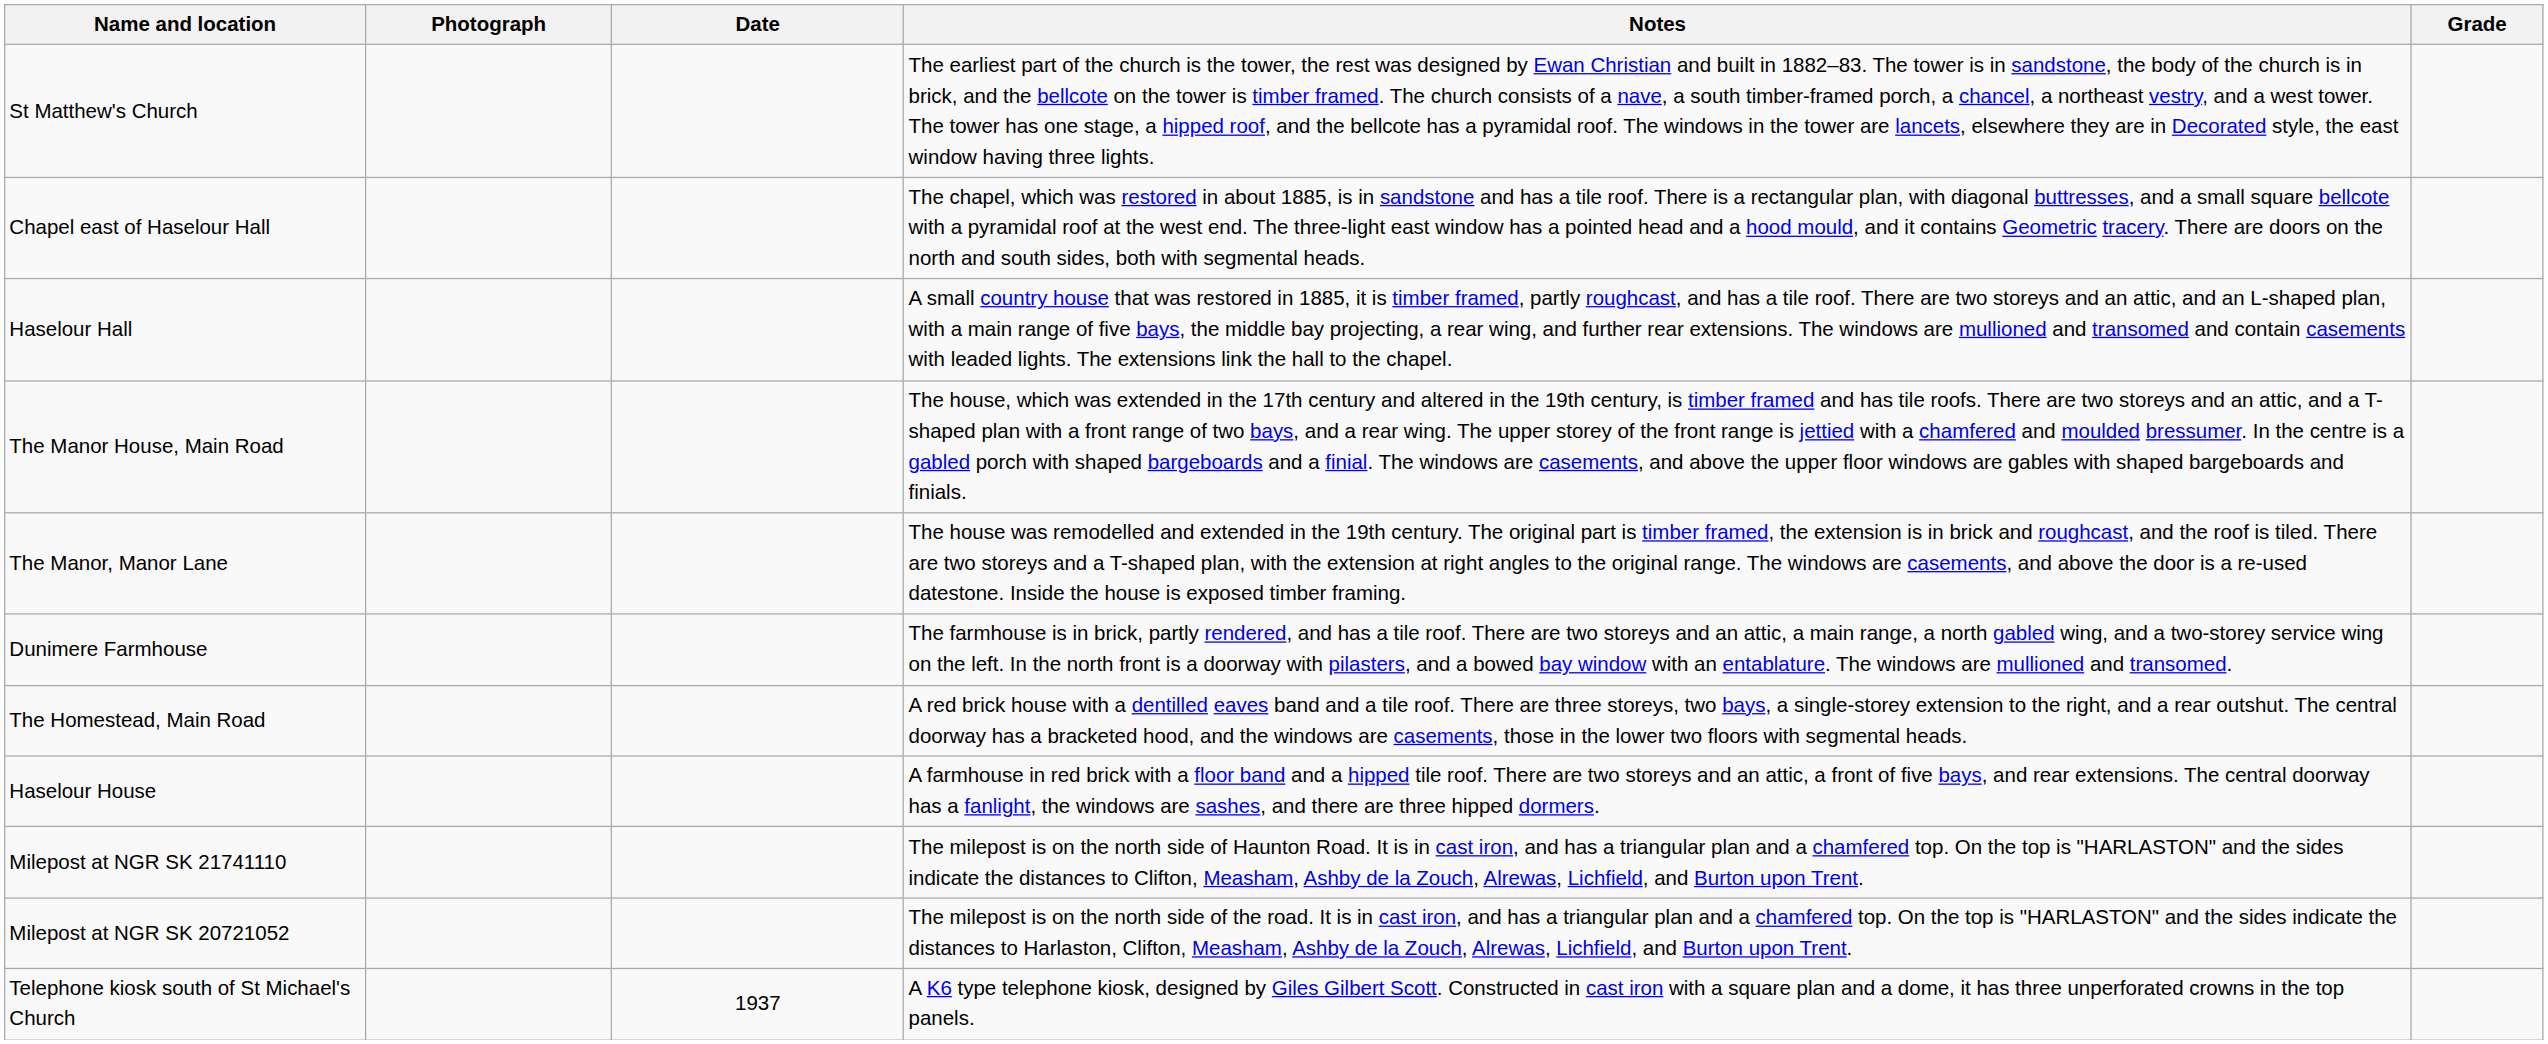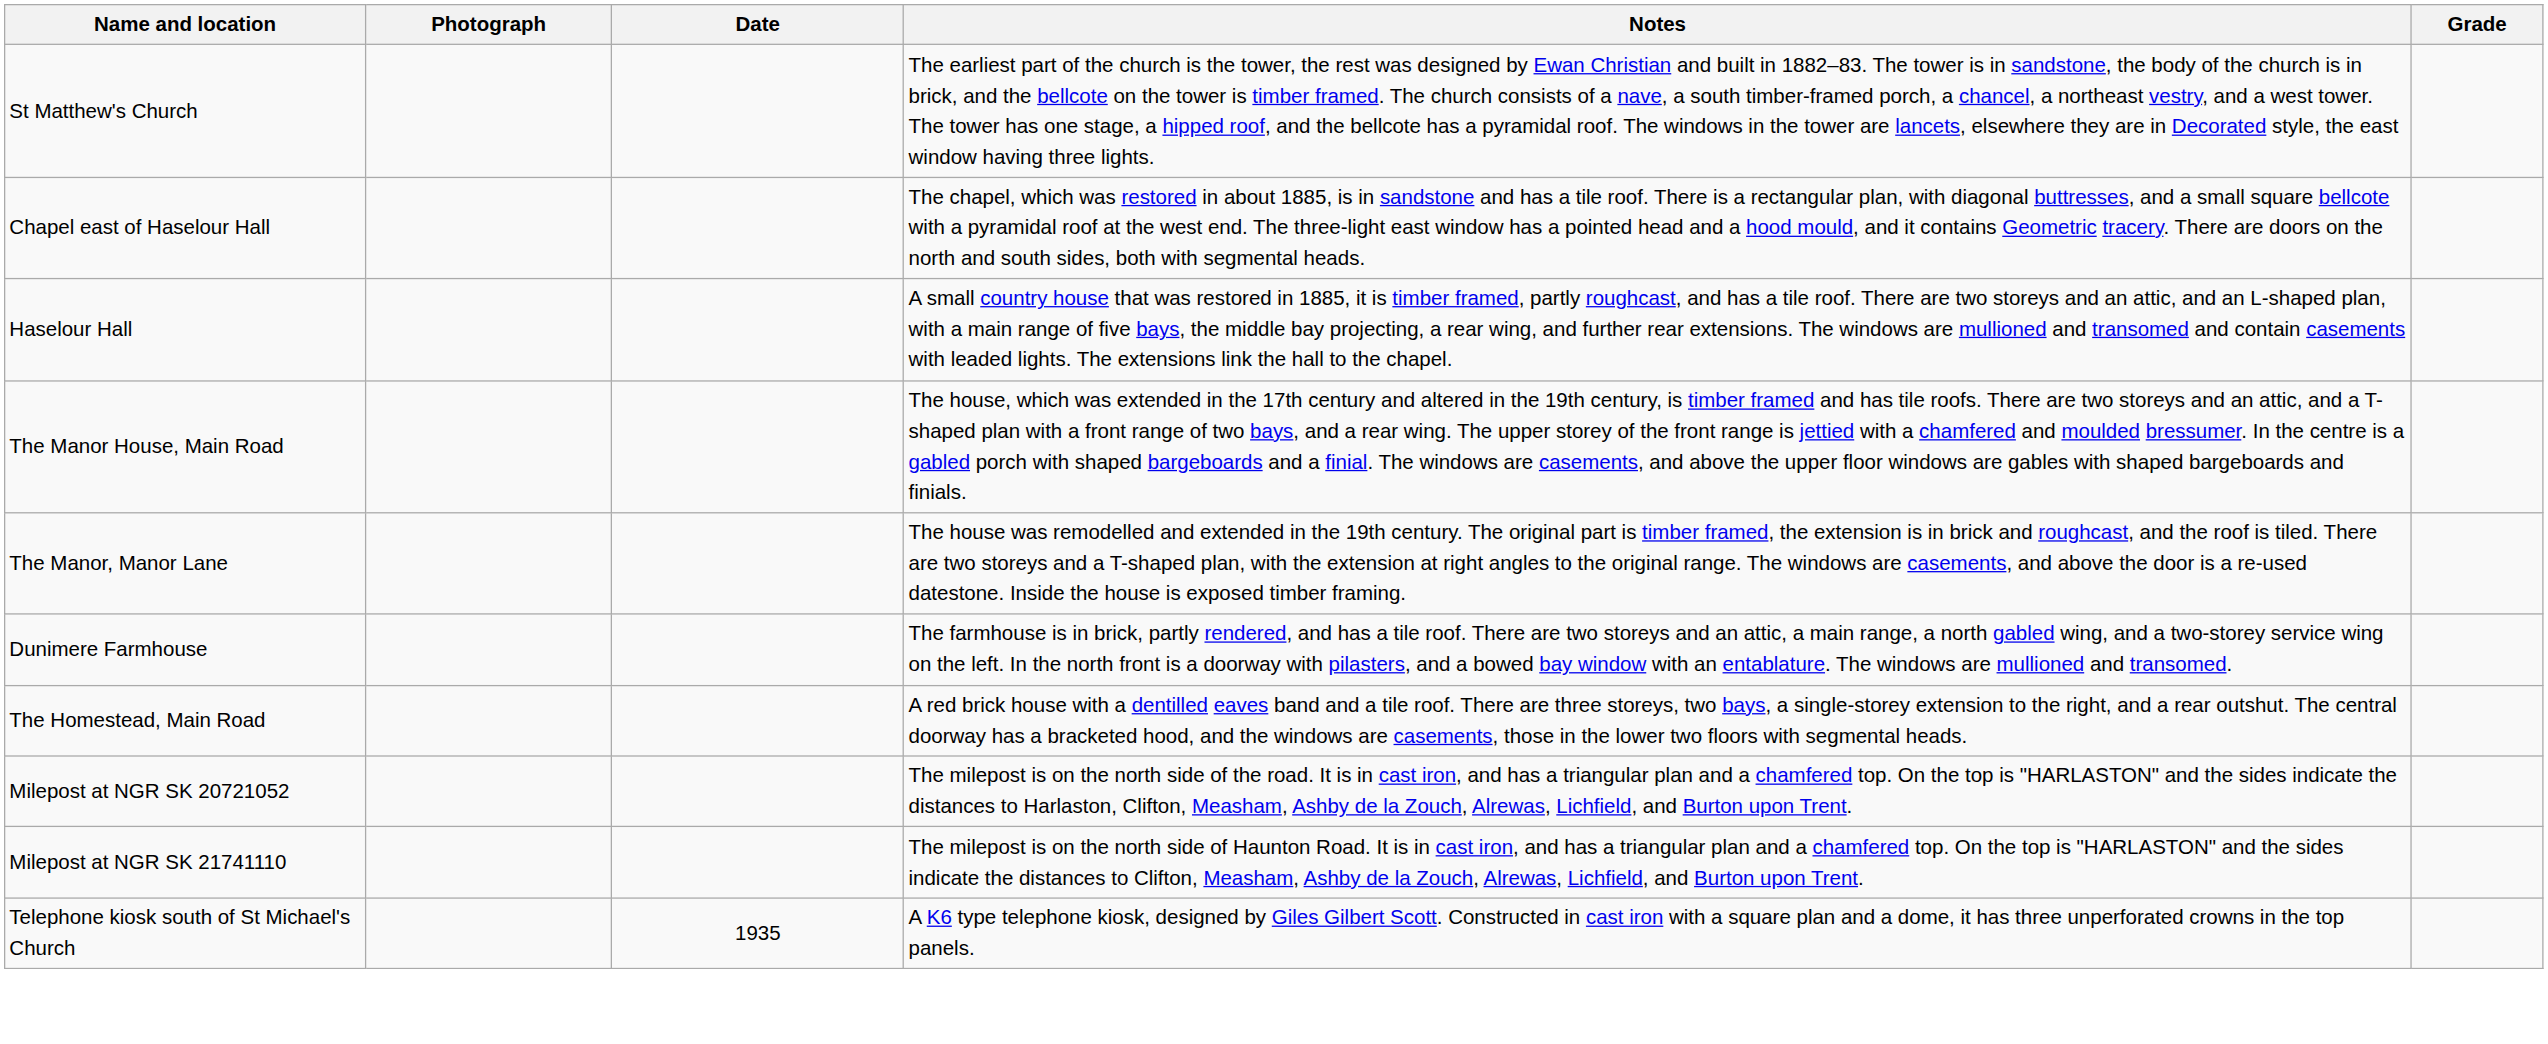- row: (83, 791)
rows swapped: (149, 933) <-> (148, 862)
(758, 1003) 1937 -> (758, 933) 1935
